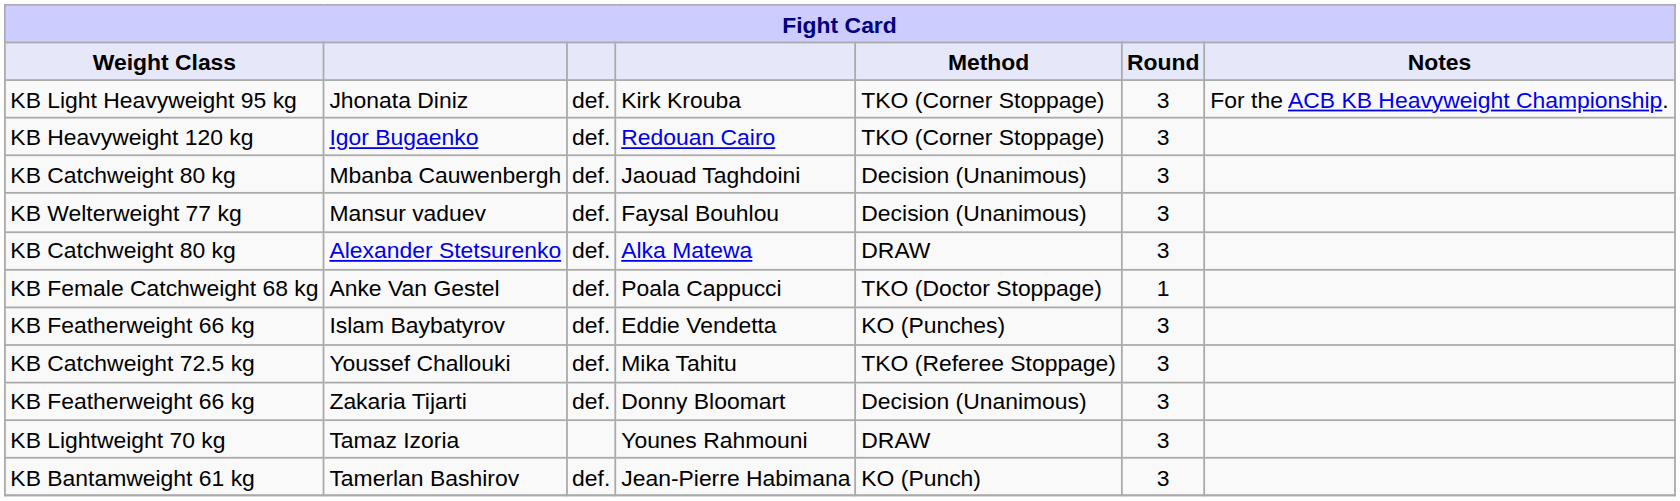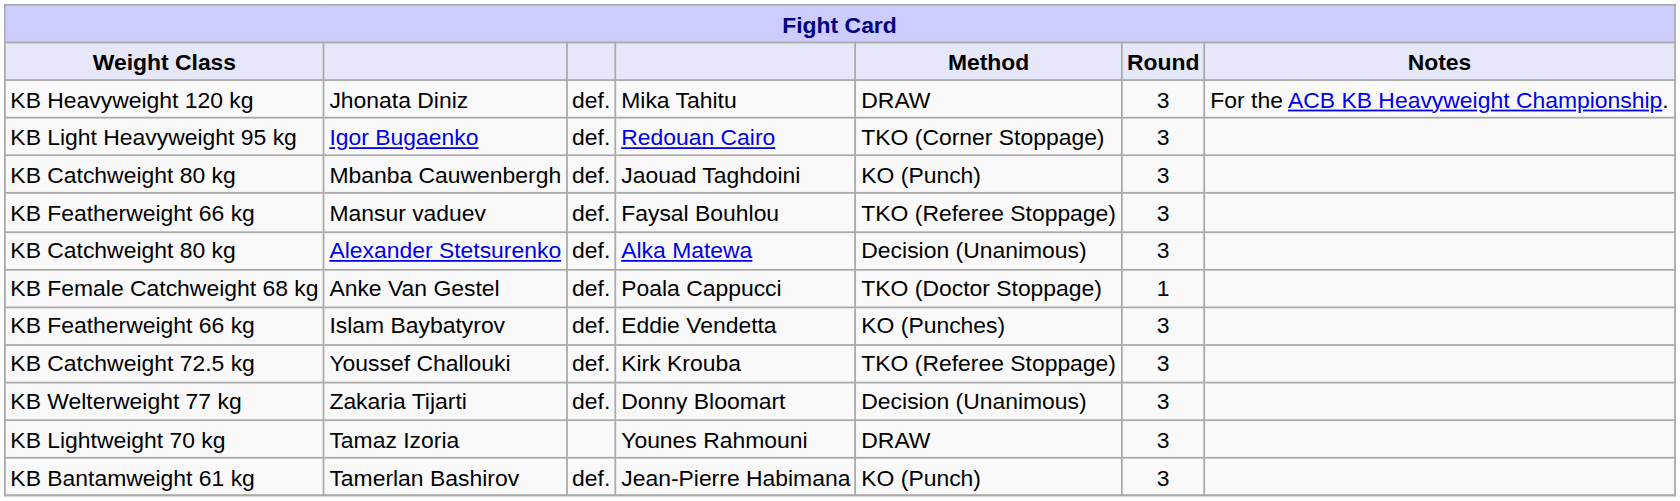(154, 99) KB Light Heavyweight 95 kg -> (132, 99) KB Heavyweight 120 kg
(681, 99) Kirk Krouba -> (679, 99) Mika Tahitu
(983, 99) TKO (Corner Stoppage) -> (896, 99) DRAW
(132, 137) KB Heavyweight 120 kg -> (154, 137) KB Light Heavyweight 95 kg
(974, 175) Decision (Unanimous) -> (921, 175) KO (Punch)
(126, 212) KB Welterweight 77 kg -> (133, 212) KB Featherweight 66 kg
(974, 212) Decision (Unanimous) -> (989, 212) TKO (Referee Stoppage)
(896, 250) DRAW -> (974, 250) Decision (Unanimous)
(679, 363) Mika Tahitu -> (681, 363) Kirk Krouba
(133, 401) KB Featherweight 66 kg -> (126, 401) KB Welterweight 77 kg
